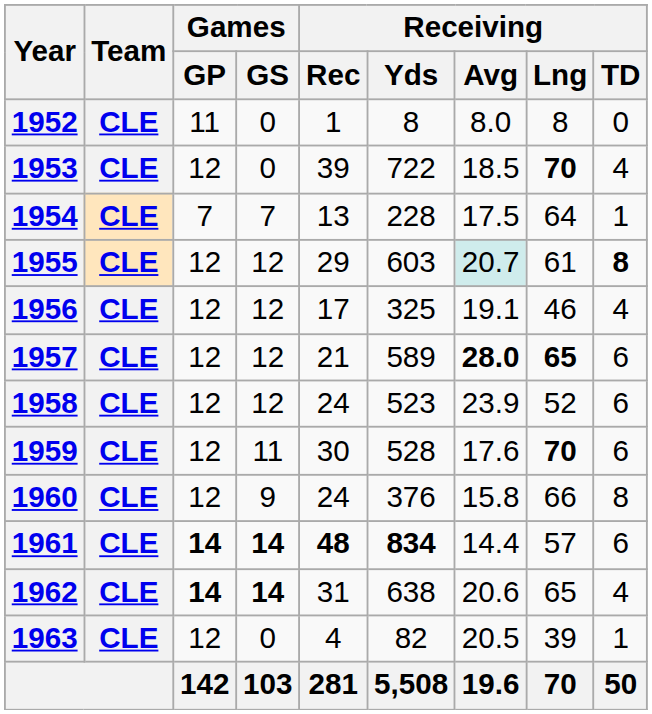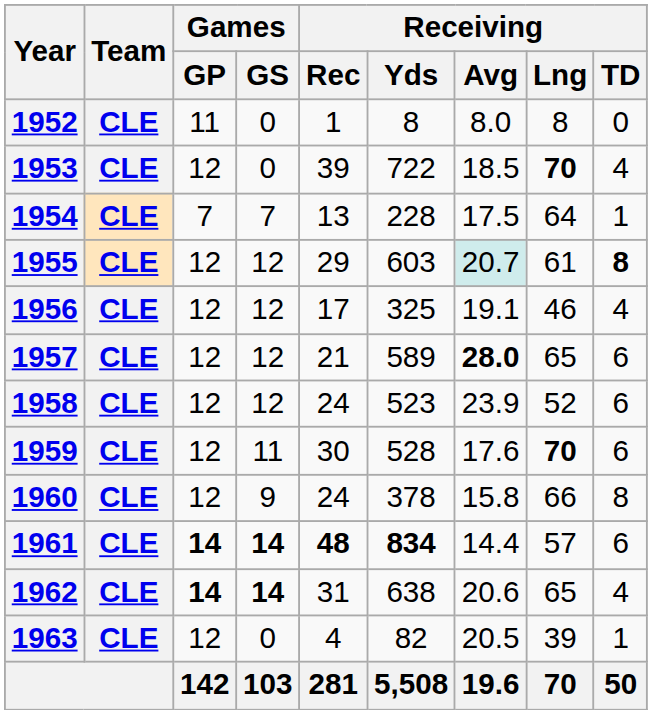(560, 356) bold -> (560, 356) normal
(411, 497) 376 -> (411, 497) 378
